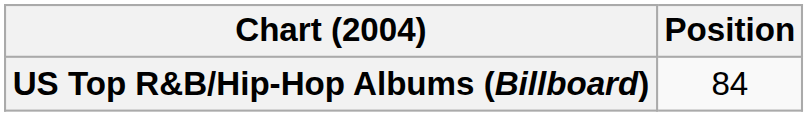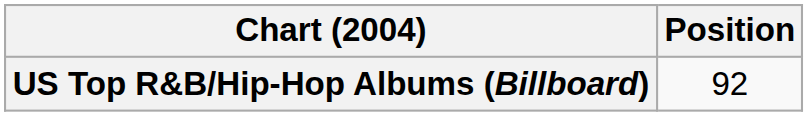(730, 83) 84 -> (730, 83) 92
